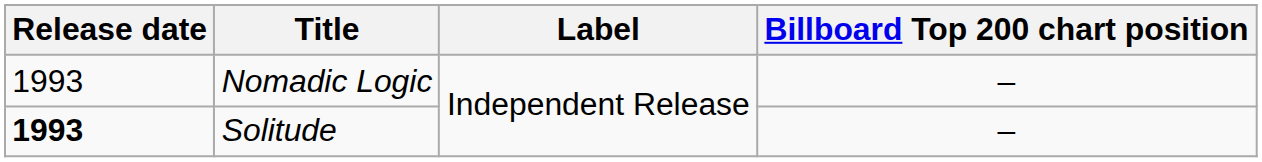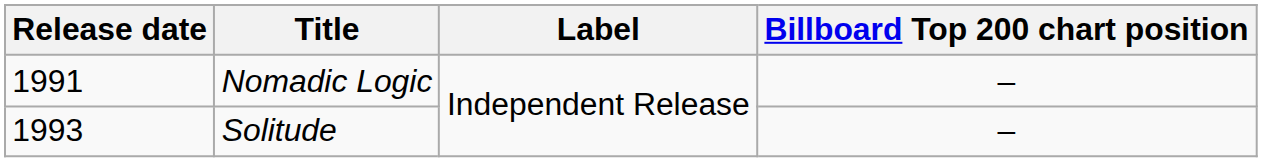(48, 80) 1993 -> (48, 80) 1991
(48, 130) bold -> (48, 130) normal
